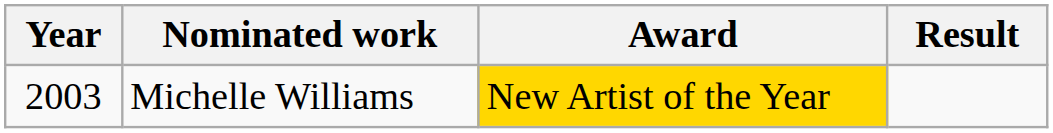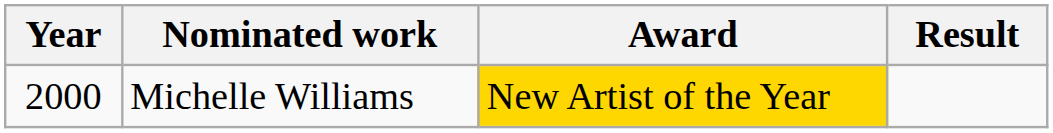(63, 95) 2003 -> (63, 95) 2000
